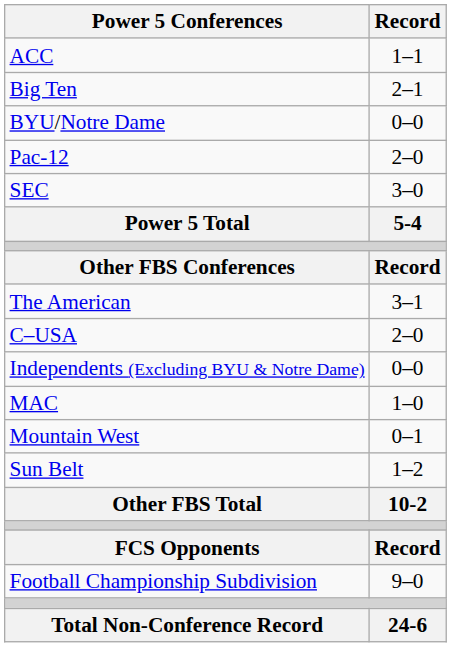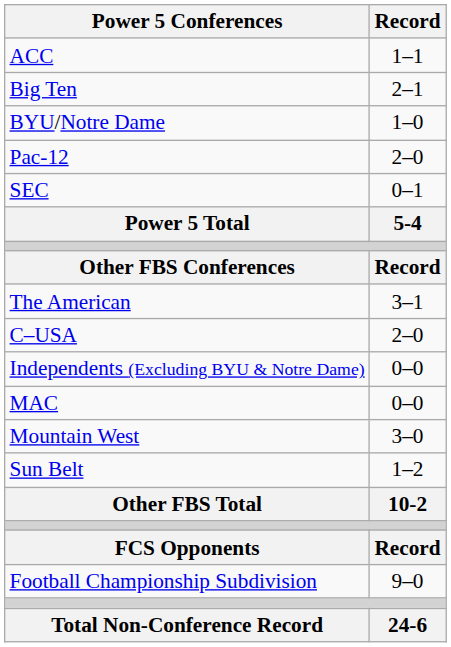(408, 122) 0–0 -> (408, 122) 1–0
(408, 190) 3–0 -> (408, 190) 0–1
(408, 402) 1–0 -> (408, 402) 0–0
(408, 436) 0–1 -> (408, 436) 3–0
